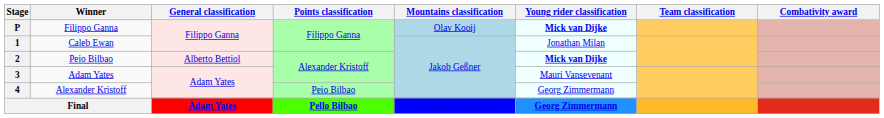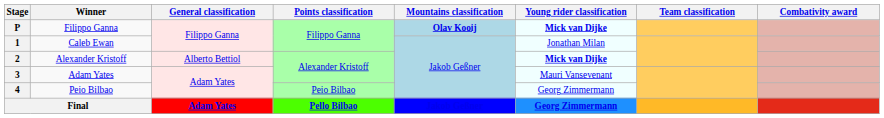(455, 28) normal -> (455, 28) bold
(91, 59) Peio Bilbao -> (91, 59) Alexander Kristoff
(91, 90) Alexander Kristoff -> (91, 90) Peio Bilbao
